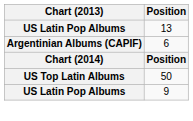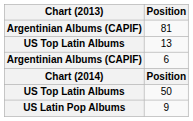+ row: (166, 28)
(74, 28) US Latin Pop Albums -> (74, 44) US Top Latin Albums
